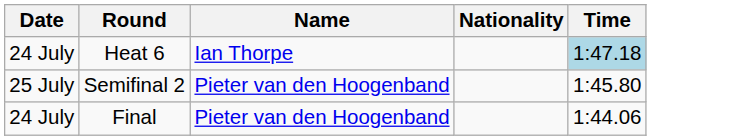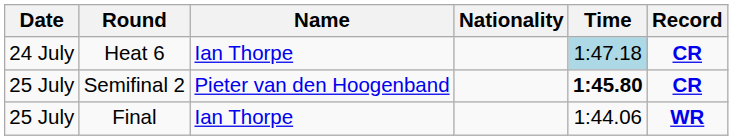+ column: (687, 20)
(607, 85) normal -> (608, 85) bold
(42, 118) 24 July -> (42, 118) 25 July
(322, 118) Pieter van den Hoogenband -> (244, 118) Ian Thorpe
